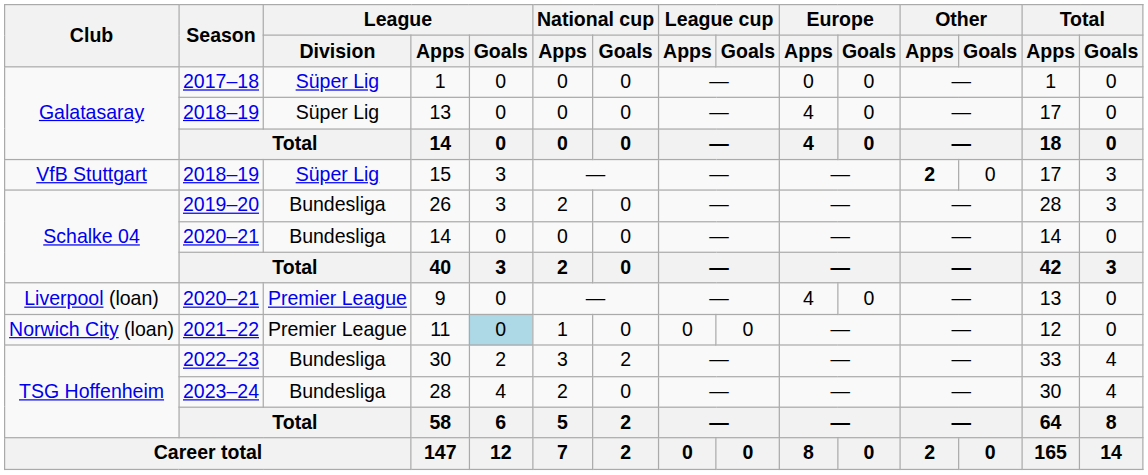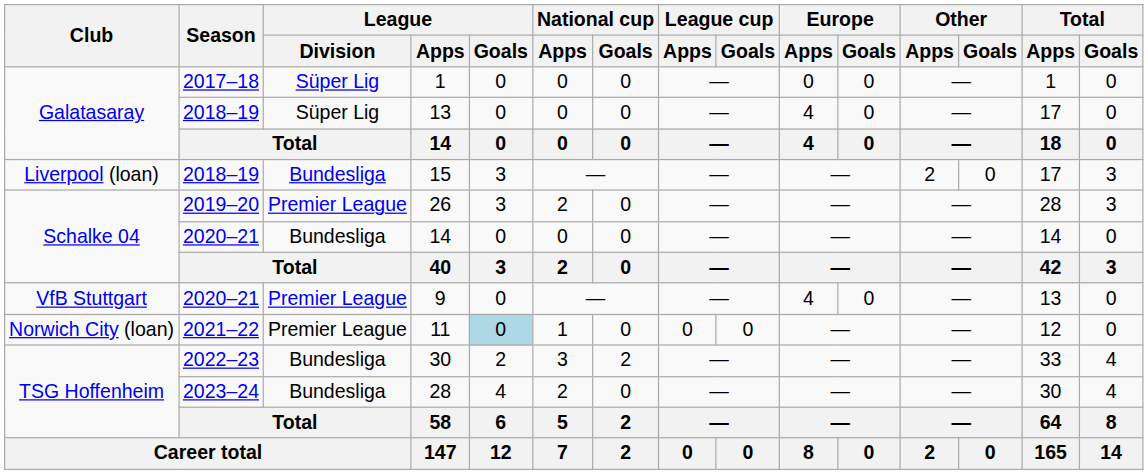(92, 174) VfB Stuttgart -> (92, 174) Liverpool (loan)
(337, 174) Süper Lig -> (337, 174) Bundesliga
(930, 174) bold -> (930, 174) normal
(337, 205) Bundesliga -> (337, 205) Premier League
(92, 298) Liverpool (loan) -> (92, 298) VfB Stuttgart
